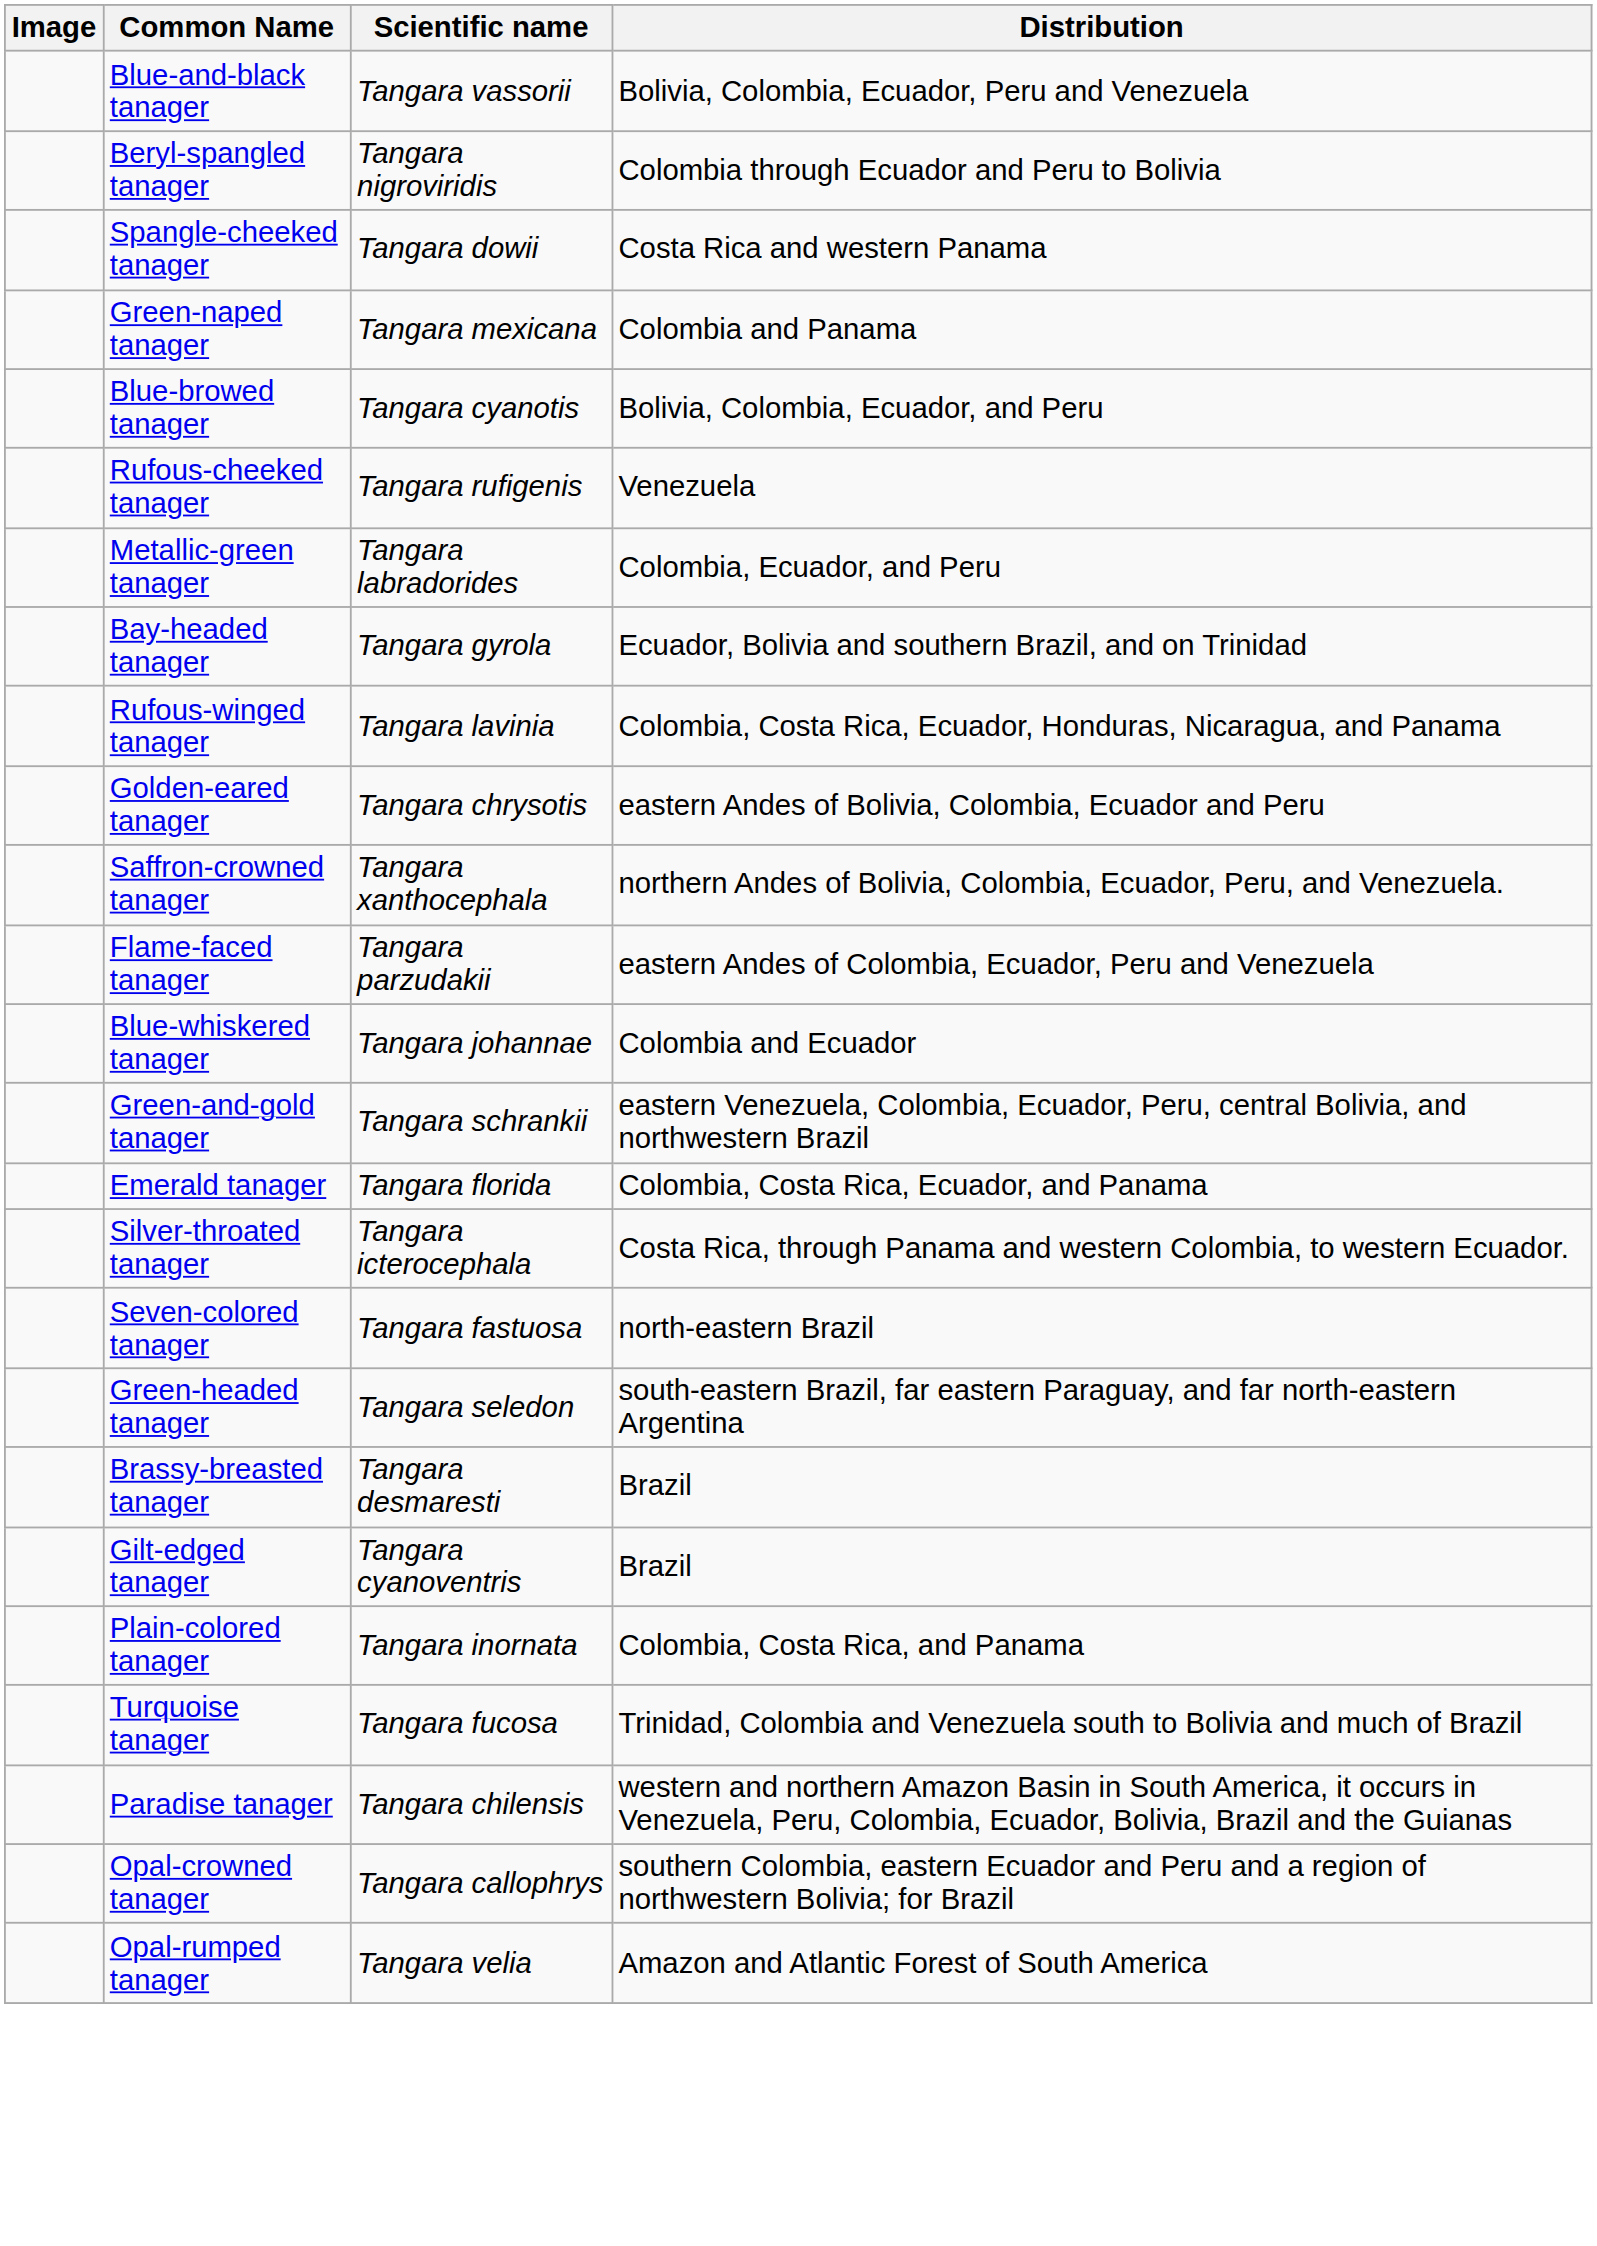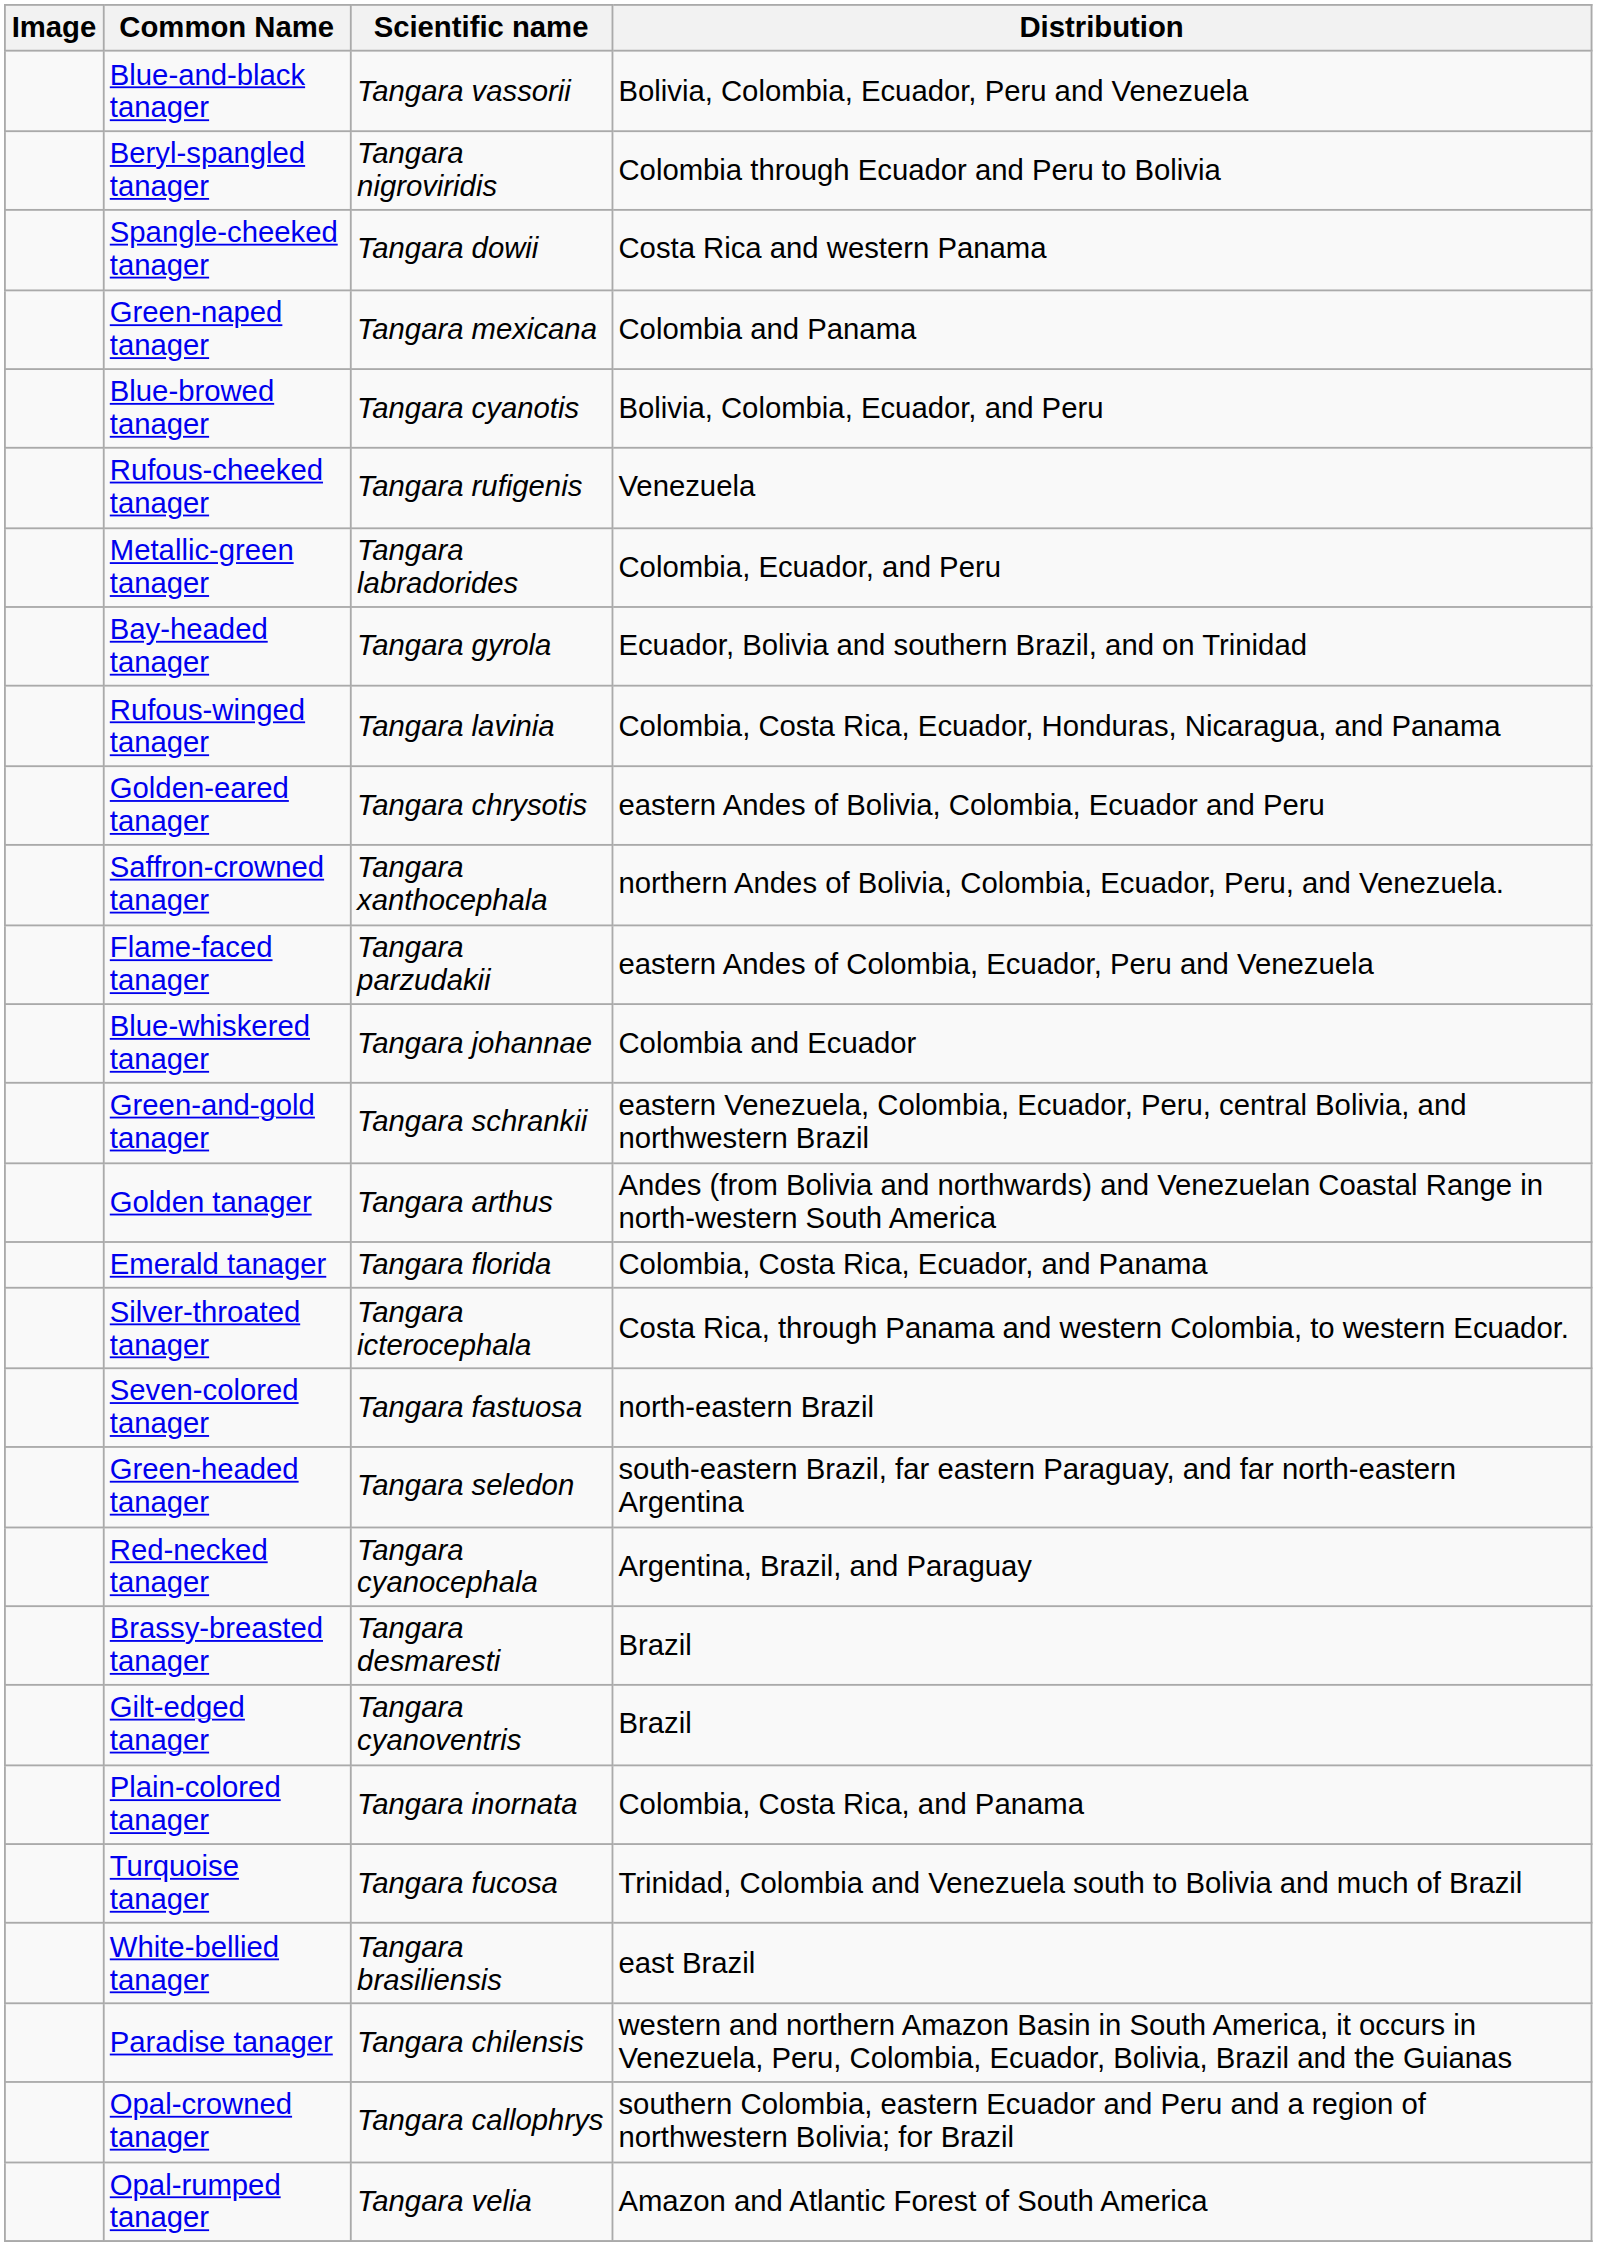+ row: (211, 1201)
+ row: (189, 1565)
+ row: (194, 1962)
